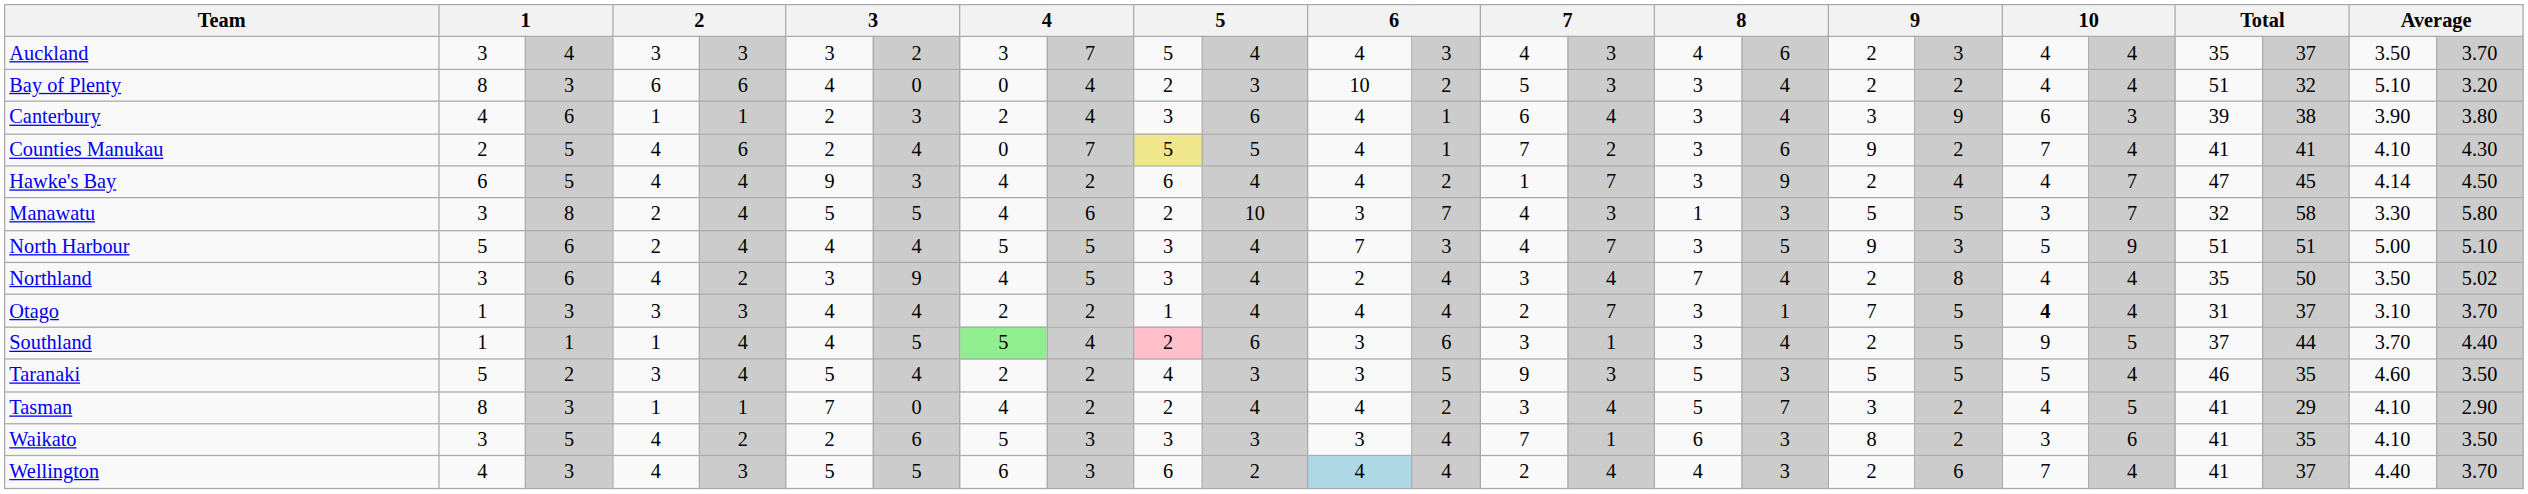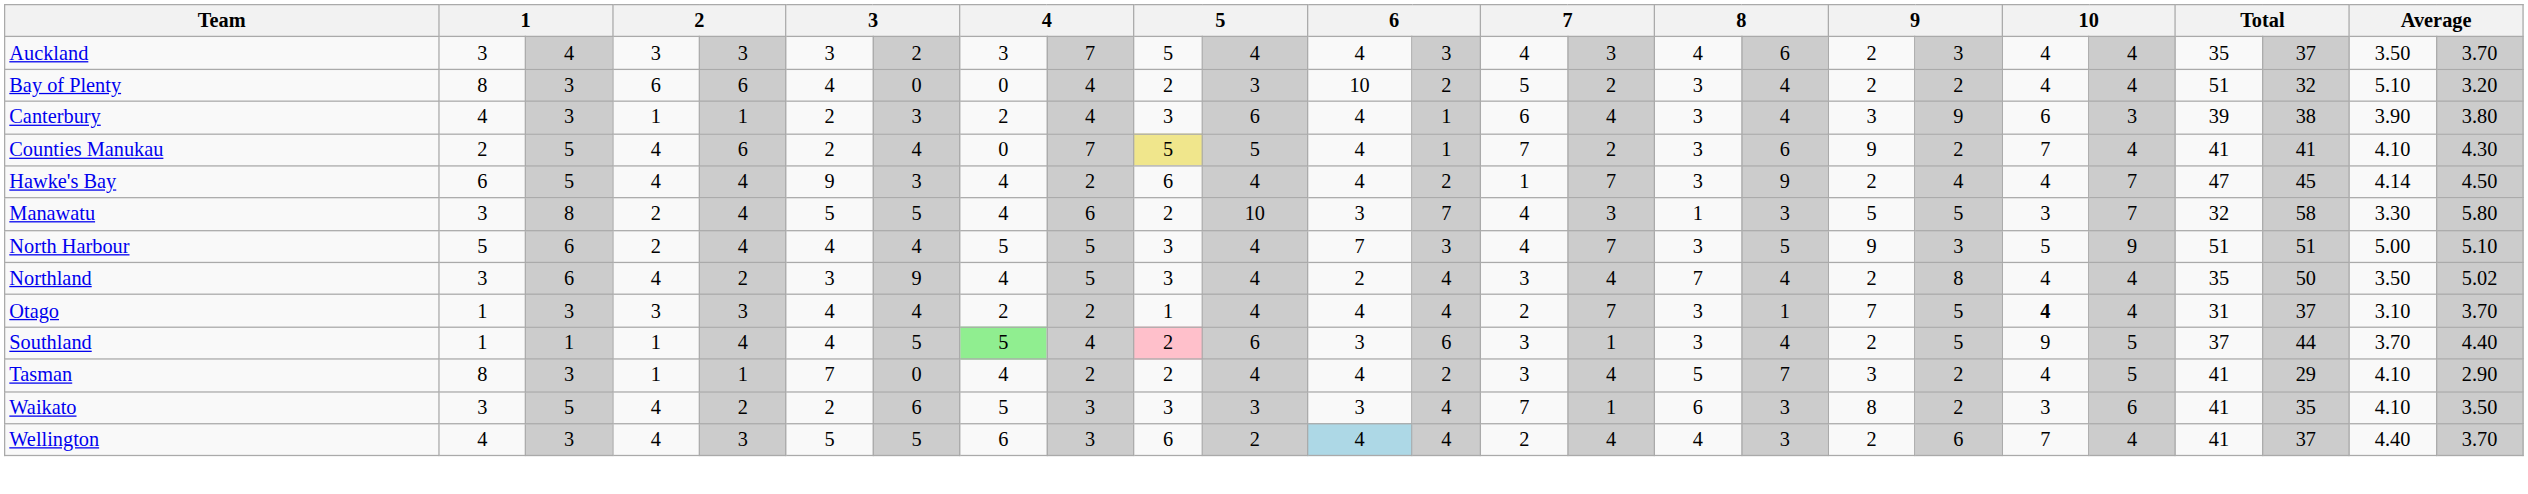(1611, 85) 3 -> (1611, 85) 2
(569, 117) 6 -> (569, 117) 3
- row: (45, 375)
